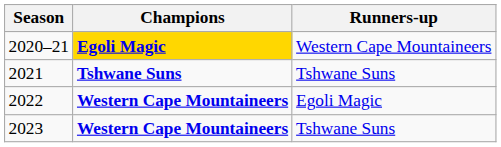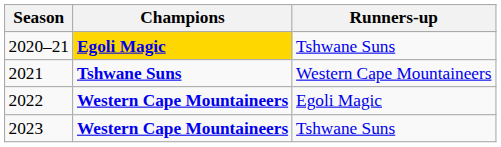(394, 45) Western Cape Mountaineers -> (346, 45) Tshwane Suns
(346, 73) Tshwane Suns -> (394, 73) Western Cape Mountaineers
